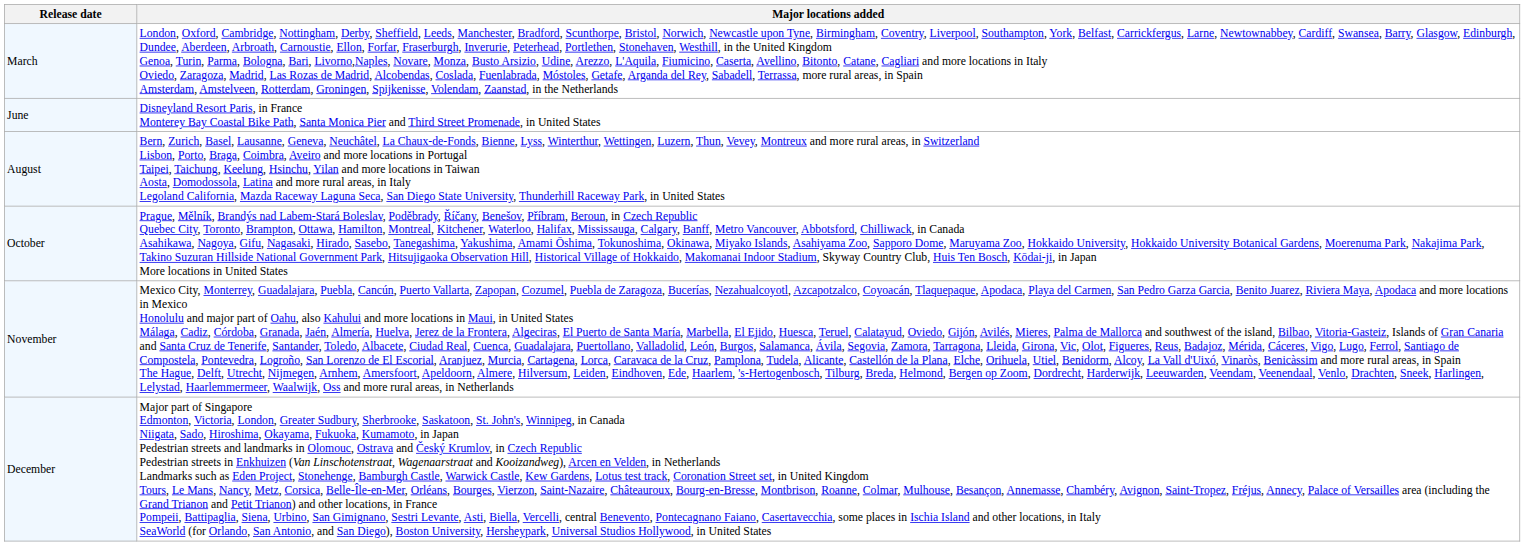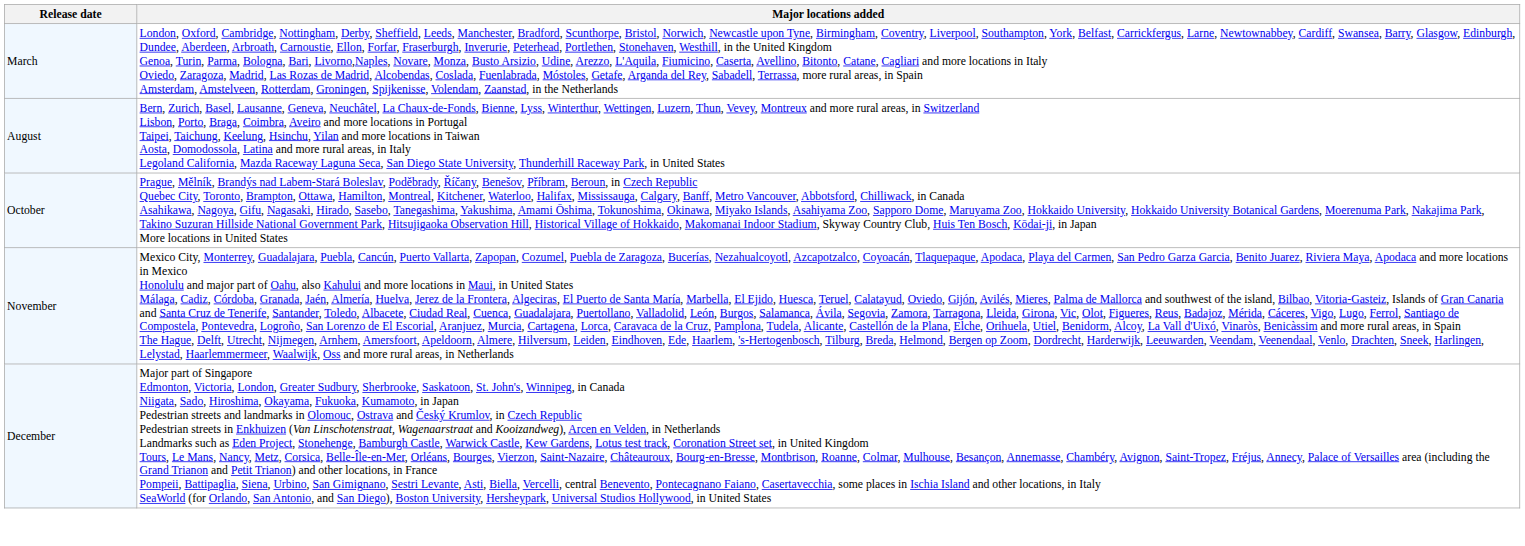- row: (18, 115)
